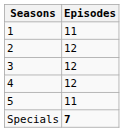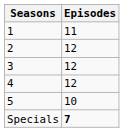(71, 101) 11 -> (71, 101) 10
